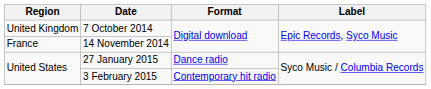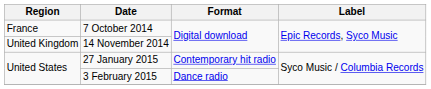(42, 28) United Kingdom -> (22, 28) France
(22, 44) France -> (42, 44) United Kingdom
(201, 60) Dance radio -> (225, 60) Contemporary hit radio
(225, 76) Contemporary hit radio -> (201, 76) Dance radio
